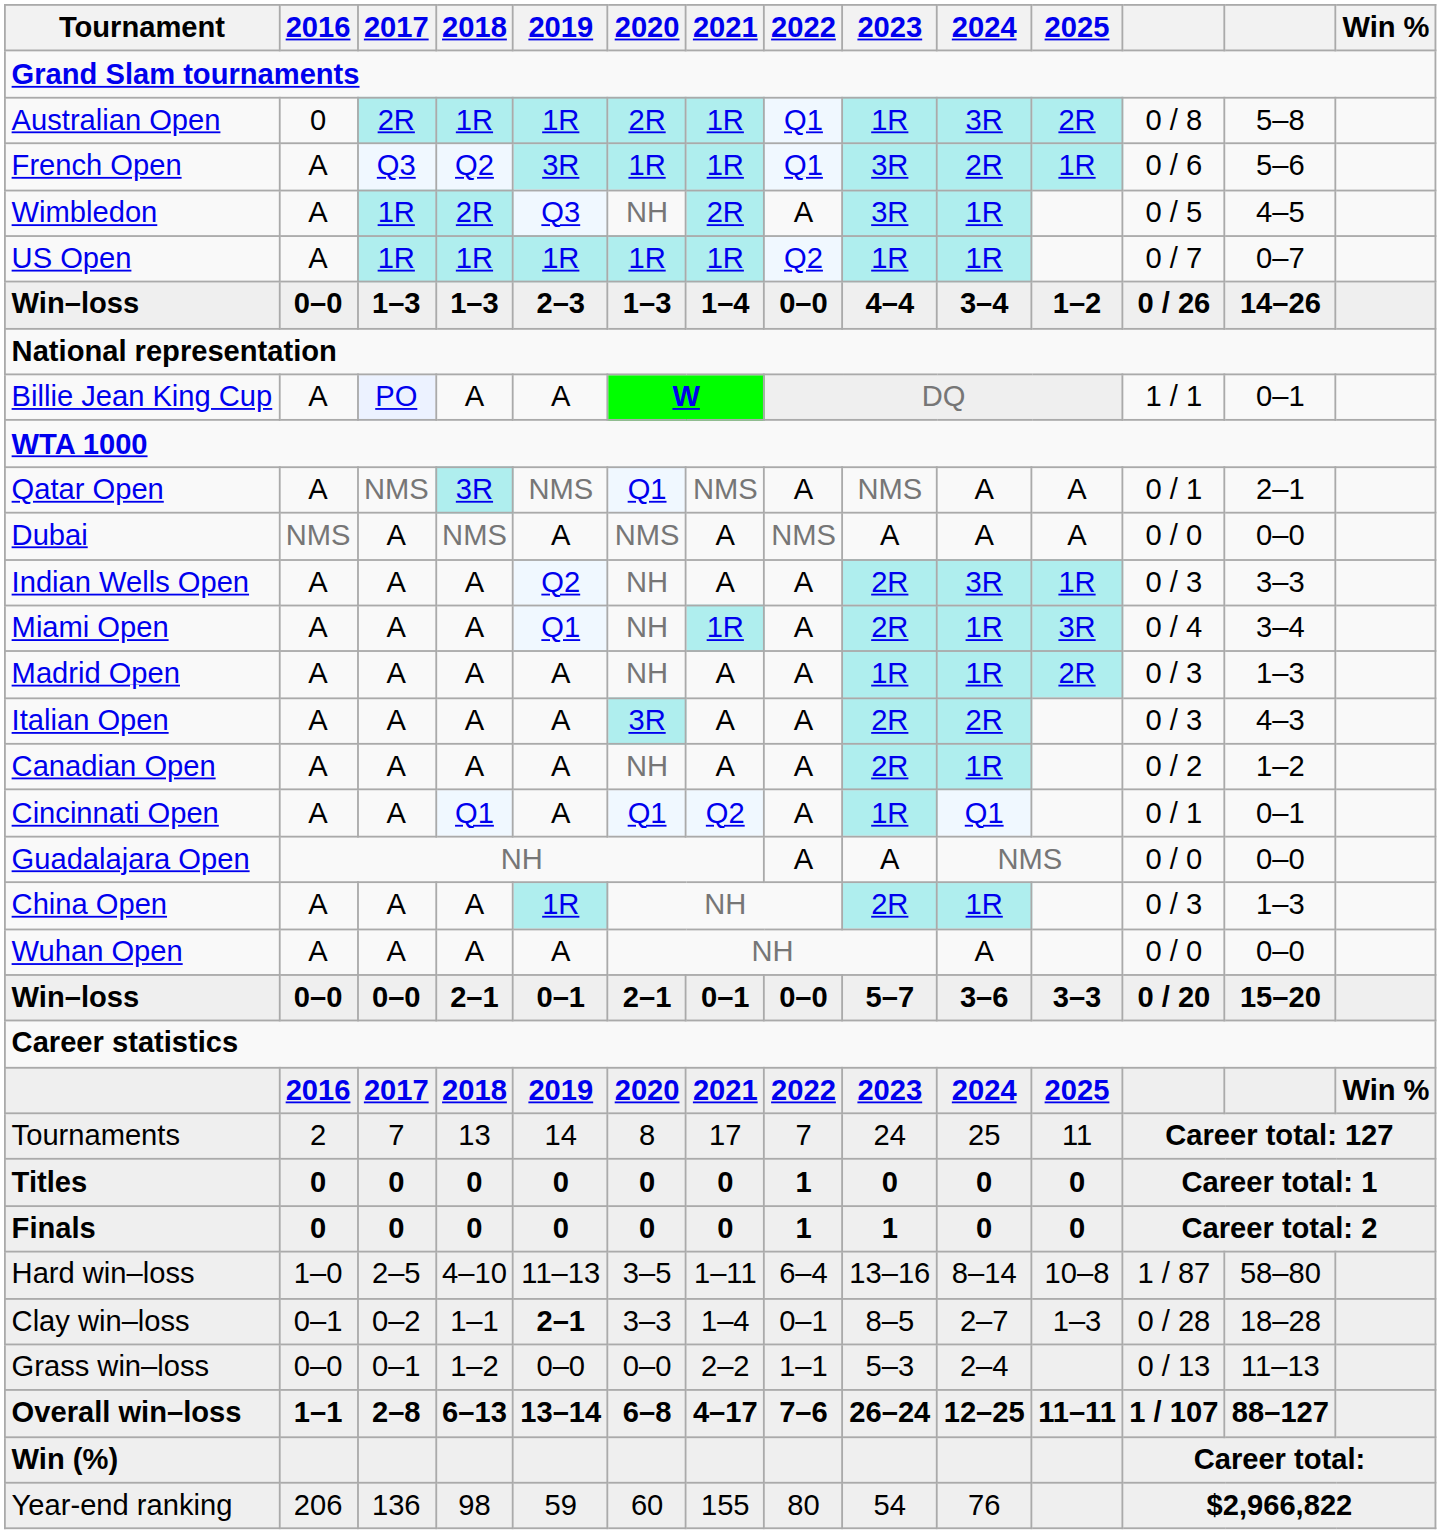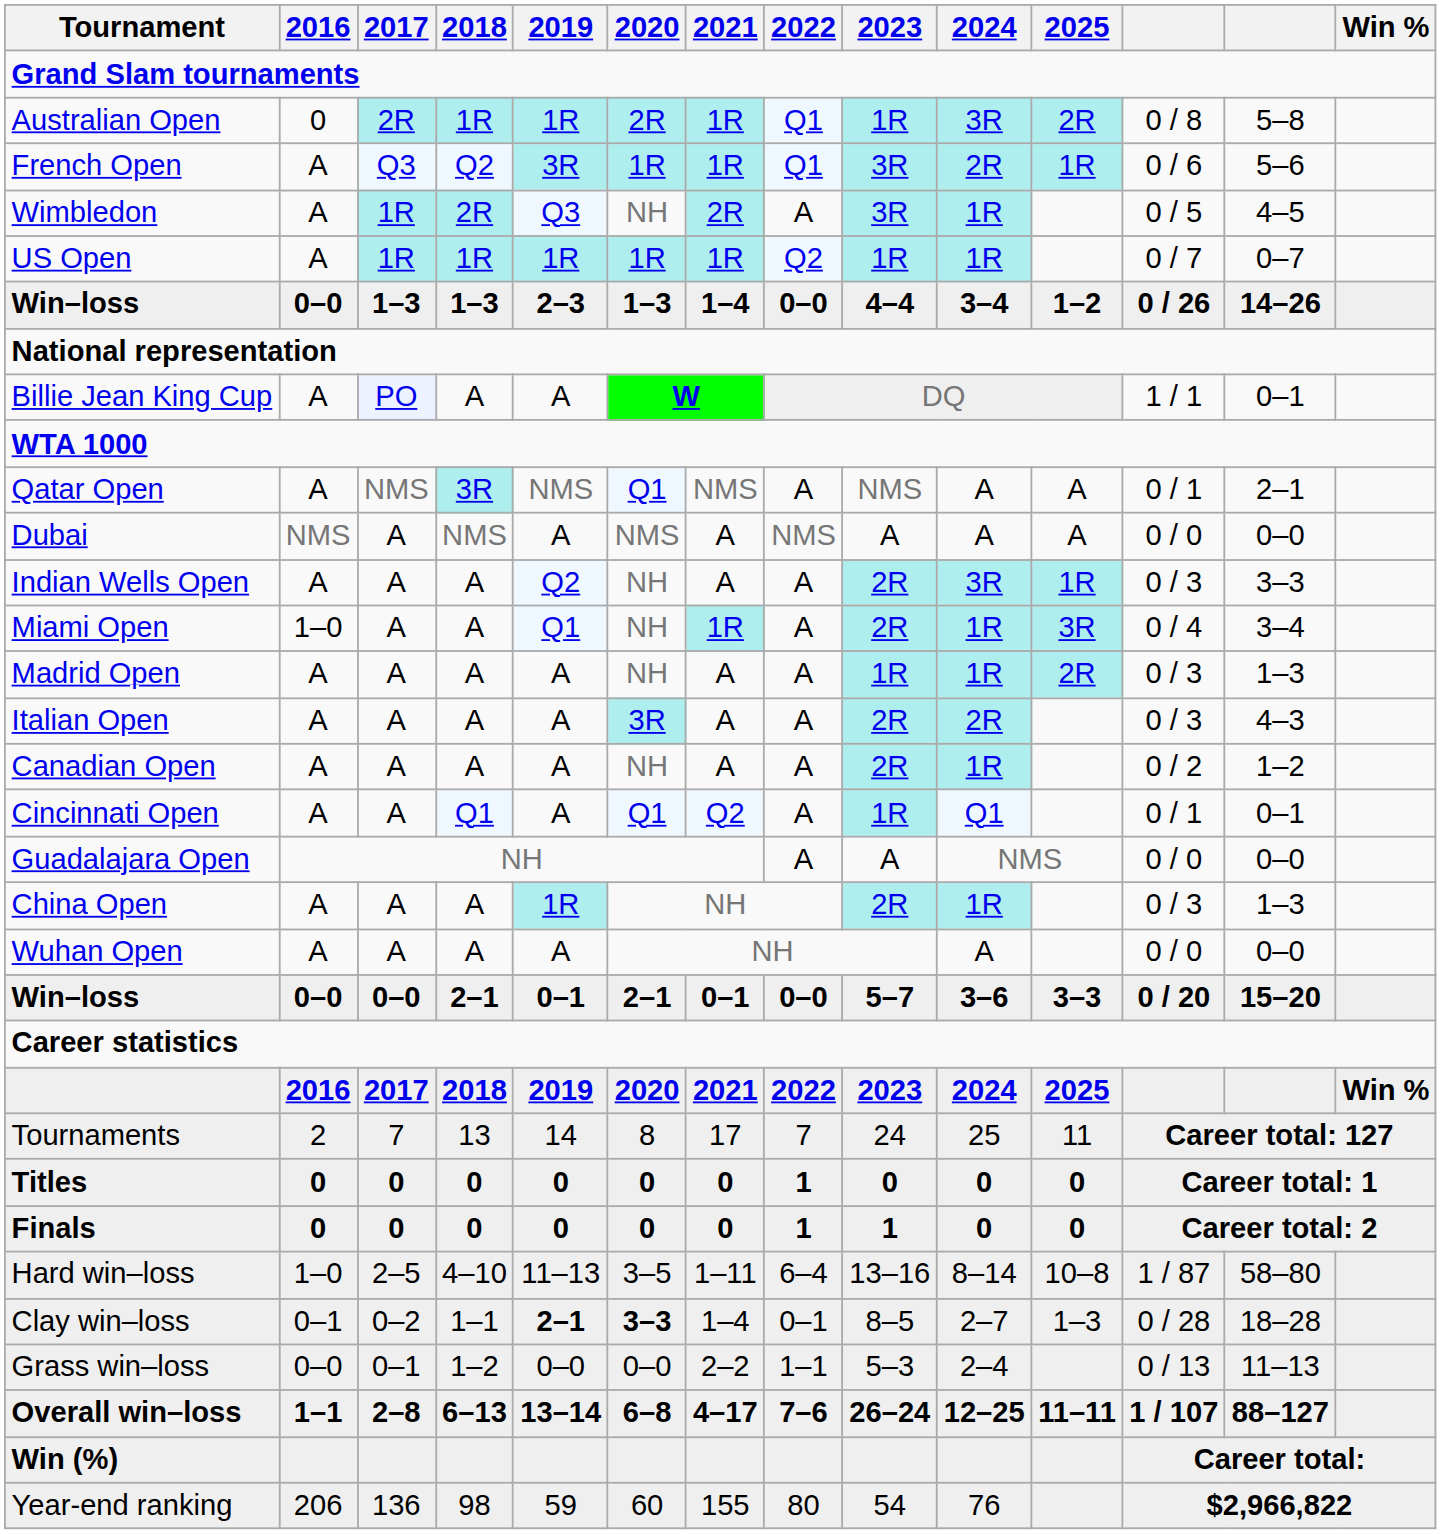(318, 627) A -> (318, 627) 1–0
(647, 1320) normal -> (647, 1320) bold
